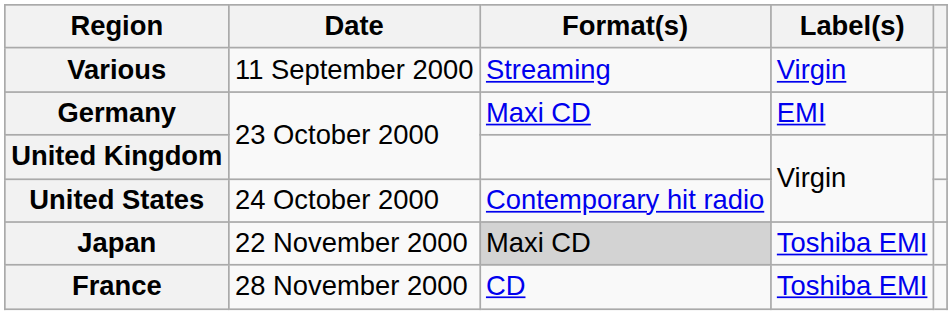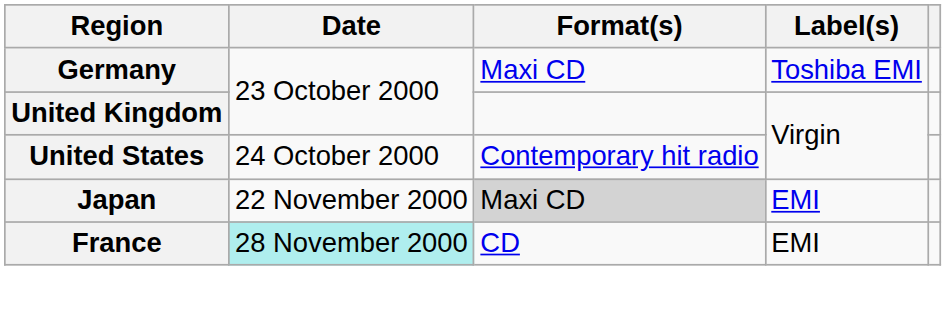- row: (117, 69)
(801, 112) EMI -> (847, 69) Toshiba EMI
(852, 243) Toshiba EMI -> (796, 199) EMI
(351, 286) no background -> (351, 243) paleturquoise background
(852, 286) Toshiba EMI -> (796, 243) EMI
